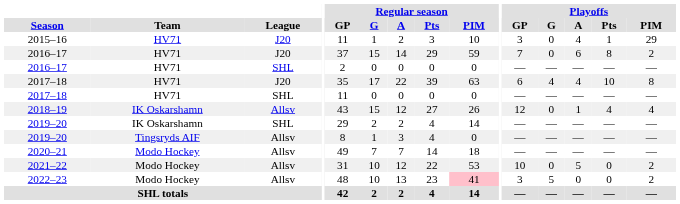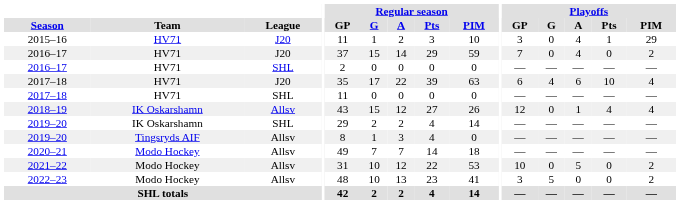(578, 53) 6 -> (578, 53) 4
(609, 53) 8 -> (609, 53) 0
(578, 81) 4 -> (578, 81) 6
(651, 81) 8 -> (651, 81) 4
(474, 179) pink background -> (474, 179) no background
